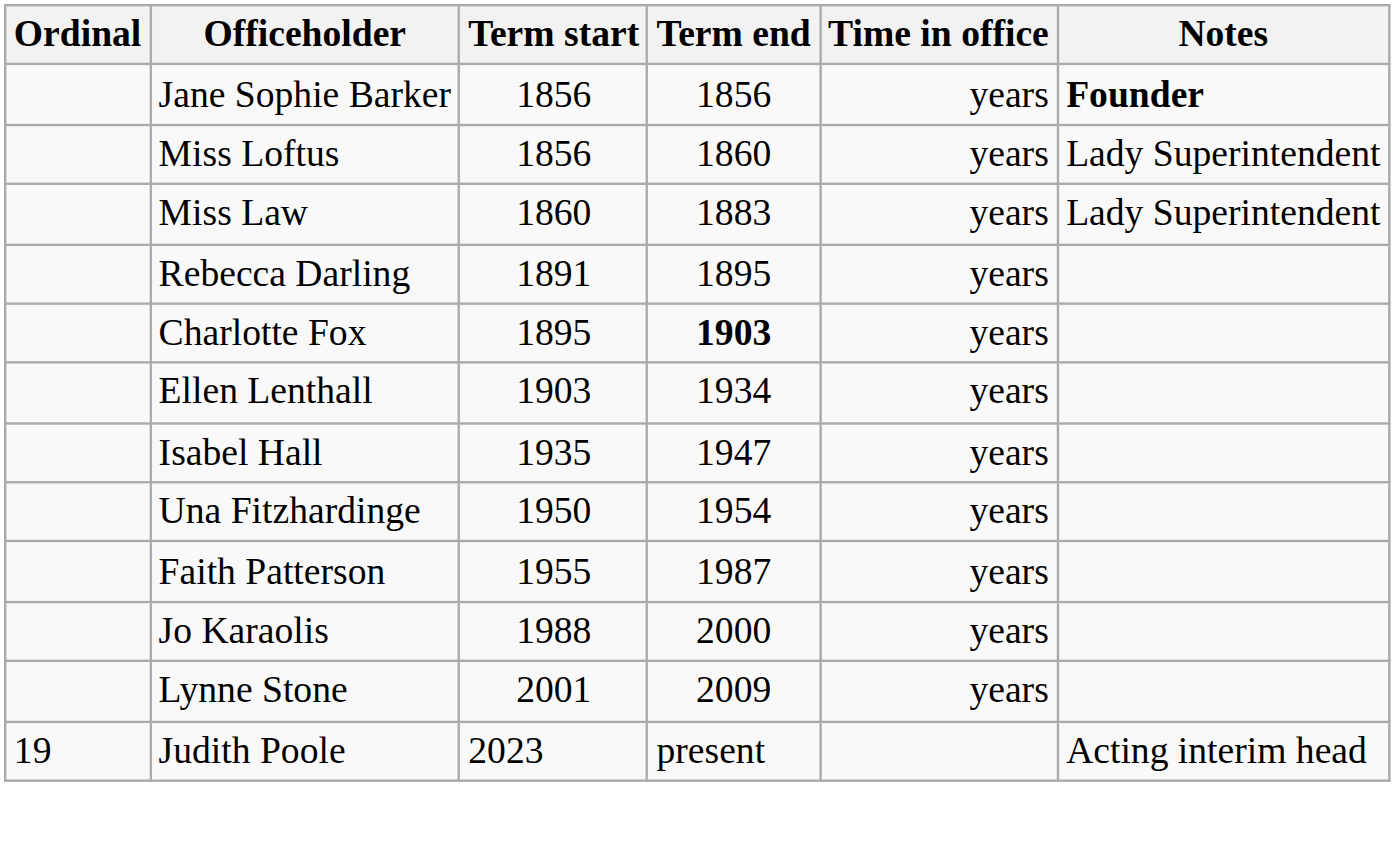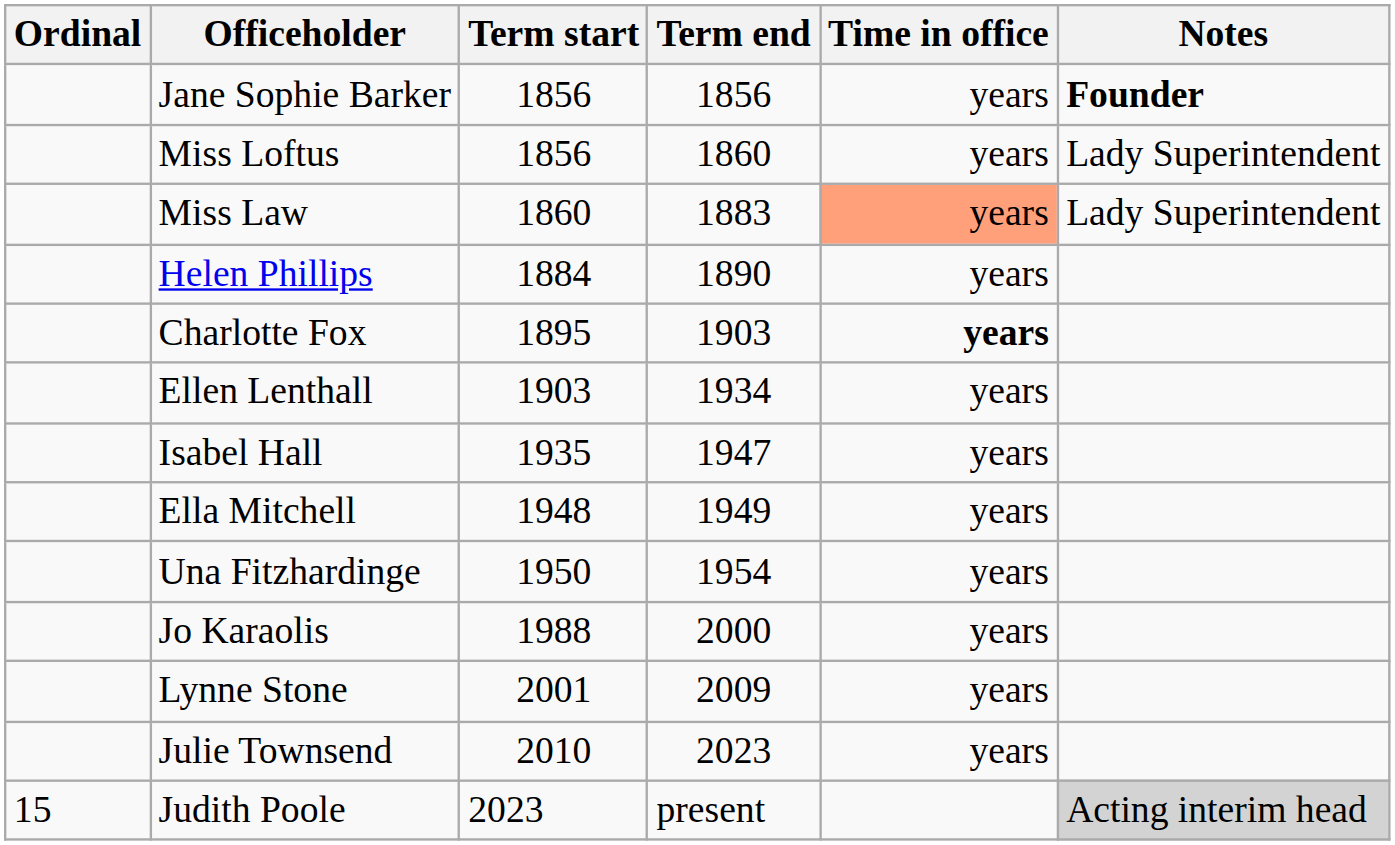(1009, 213) no background -> (1009, 213) lightsalmon background
+ row: (266, 272)
- row: (284, 272)
(734, 332) bold -> (734, 332) normal
(1009, 332) normal -> (1006, 332) bold
+ row: (257, 511)
- row: (272, 570)
+ row: (275, 749)
(33, 749) 19 -> (33, 809) 15
(1216, 749) no background -> (1216, 809) lightgrey background
